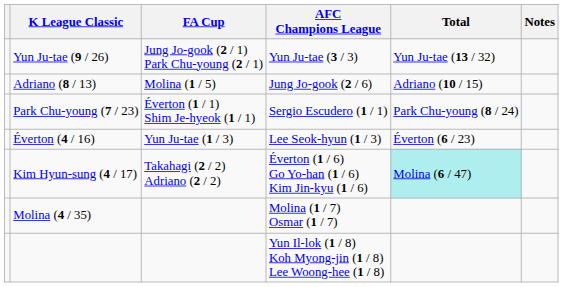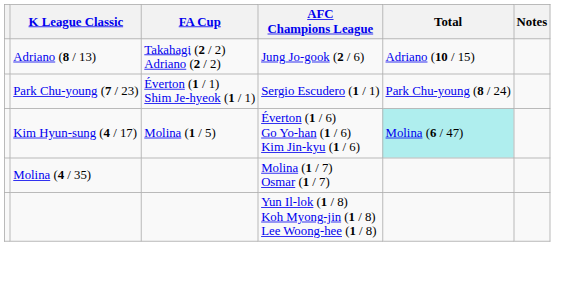- row: (61, 56)
(180, 84) Molina (1 / 5) -> (185, 56) Takahagi (2 / 2) Adriano (2 / 2)
- row: (54, 139)
(185, 173) Takahagi (2 / 2) Adriano (2 / 2) -> (180, 133) Molina (1 / 5)
